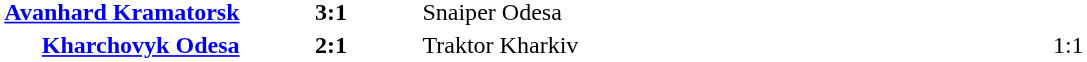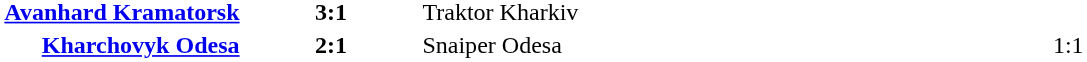(492, 12) Snaiper Odesa -> (500, 12) Traktor Kharkiv
(500, 45) Traktor Kharkiv -> (492, 45) Snaiper Odesa
